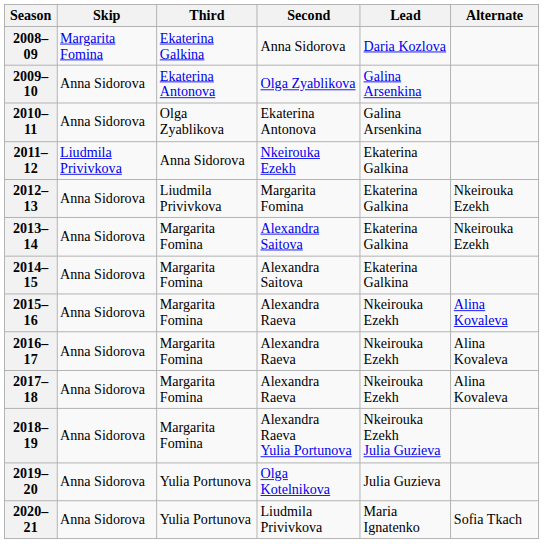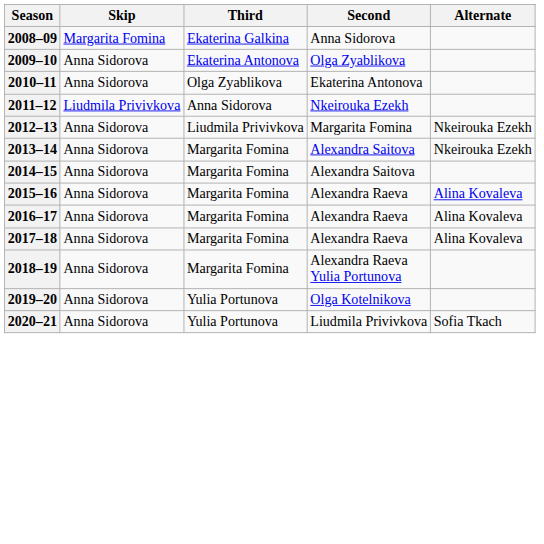- column: (405, 15)
